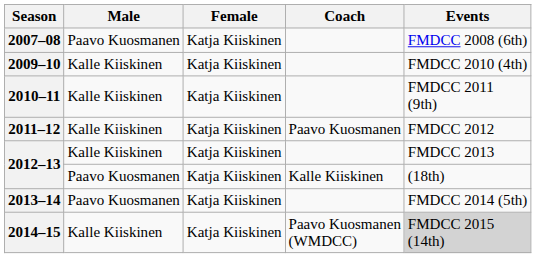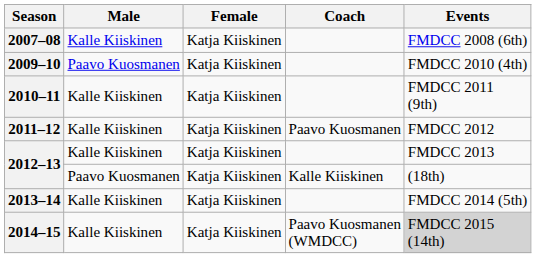(124, 40) Paavo Kuosmanen -> (115, 40) Kalle Kiiskinen
(115, 64) Kalle Kiiskinen -> (124, 64) Paavo Kuosmanen
(124, 200) Paavo Kuosmanen -> (115, 200) Kalle Kiiskinen
